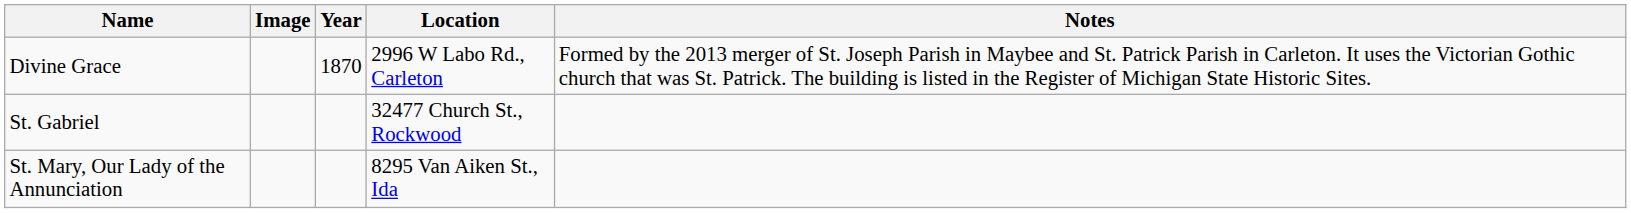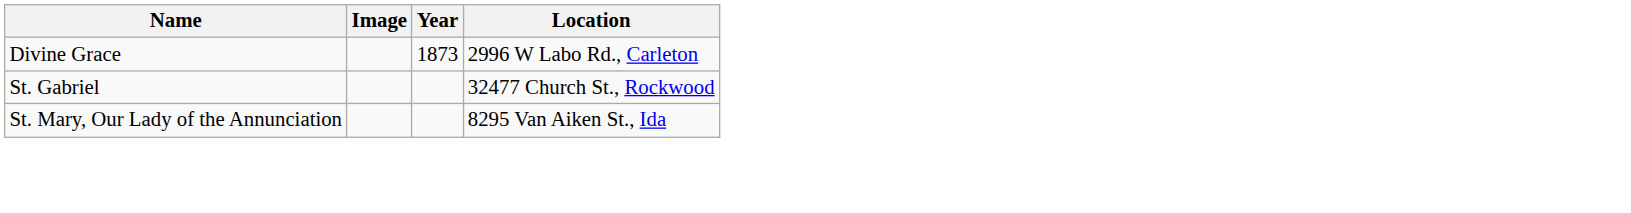- column: (1090, 20)
(341, 65) 1870 -> (437, 53) 1873
